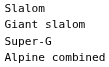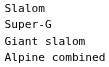rows swapped: (45, 24) <-> (28, 41)
